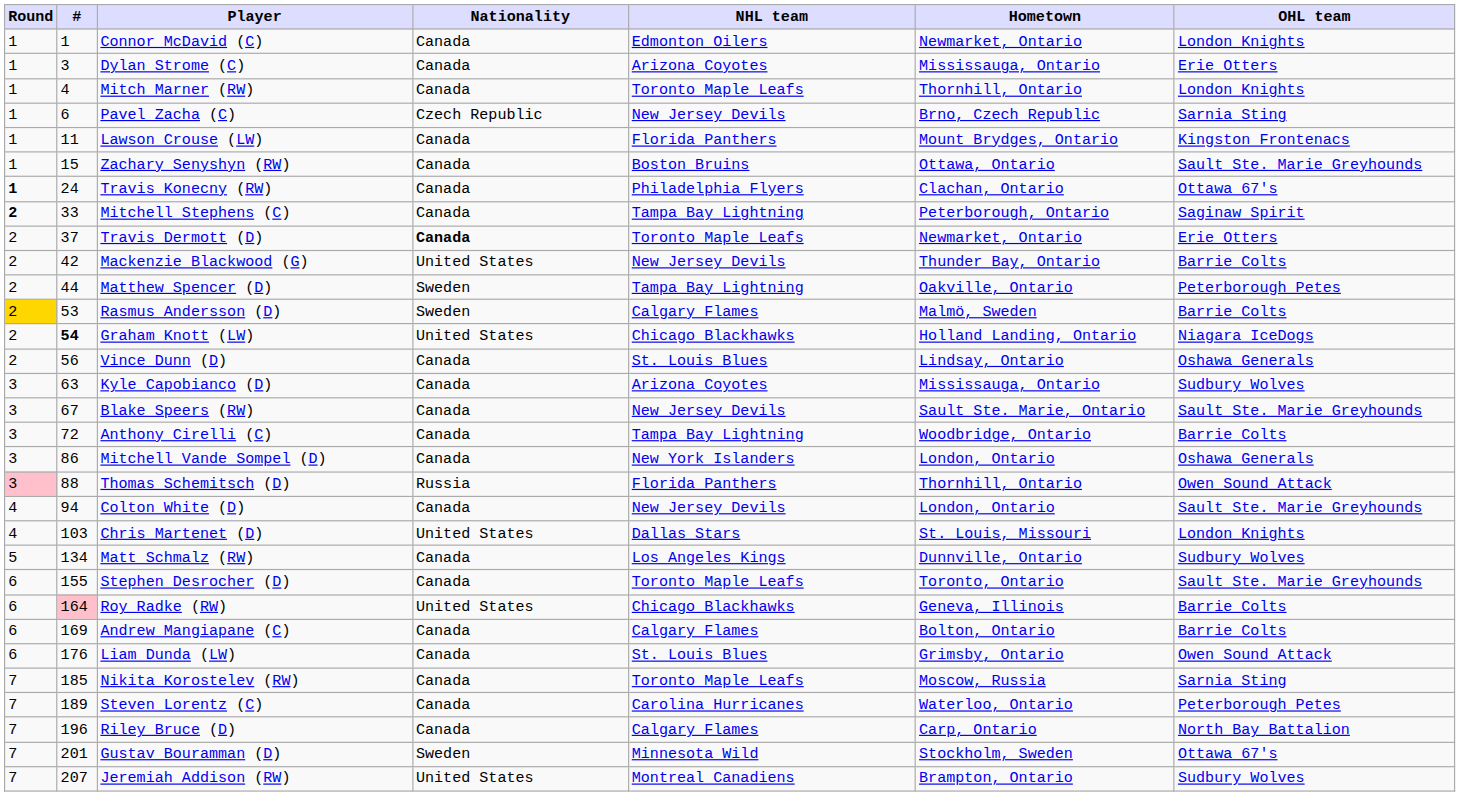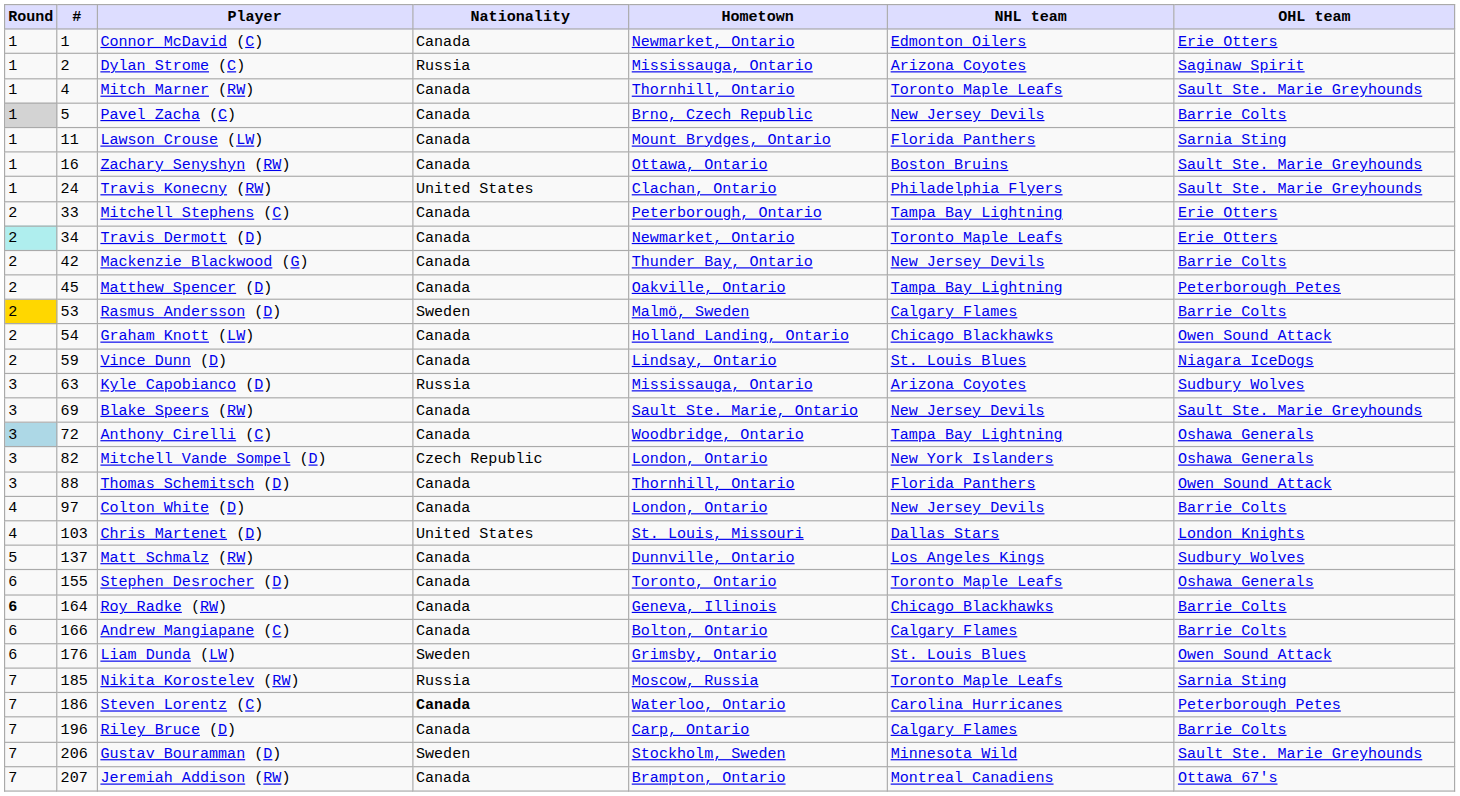columns swapped: (772, 17) <-> (1045, 17)
(1241, 41) London Knights -> (1228, 41) Erie Otters
(65, 66) 3 -> (65, 66) 2
(443, 66) Canada -> (443, 66) Russia
(1228, 66) Erie Otters -> (1241, 66) Saginaw Spirit
(1241, 91) London Knights -> (1300, 91) Sault Ste. Marie Greyhounds
(13, 115) no background -> (13, 115) lightgrey background
(65, 115) 6 -> (65, 115) 5
(479, 115) Czech Republic -> (443, 115) Canada
(1232, 115) Sarnia Sting -> (1232, 115) Barrie Colts
(1264, 140) Kingston Frontenacs -> (1232, 140) Sarnia Sting
(70, 164) 15 -> (70, 164) 16
(13, 189) bold -> (13, 189) normal
(443, 189) Canada -> (475, 189) United States
(1228, 189) Ottawa 67's -> (1300, 189) Sault Ste. Marie Greyhounds
(13, 213) bold -> (13, 213) normal
(1241, 213) Saginaw Spirit -> (1228, 213) Erie Otters
(13, 238) no background -> (13, 238) paleturquoise background
(70, 238) 37 -> (70, 238) 34
(443, 238) bold -> (443, 238) normal
(475, 263) United States -> (443, 263) Canada
(70, 287) 44 -> (70, 287) 45
(443, 287) Sweden -> (443, 287) Canada
(70, 336) bold -> (70, 336) normal
(475, 336) United States -> (443, 336) Canada
(1246, 336) Niagara IceDogs -> (1255, 336) Owen Sound Attack
(70, 361) 56 -> (70, 361) 59
(1246, 361) Oshawa Generals -> (1246, 361) Niagara IceDogs
(443, 386) Canada -> (443, 386) Russia
(70, 410) 67 -> (70, 410) 69
(13, 435) no background -> (13, 435) lightblue background
(1232, 435) Barrie Colts -> (1246, 435) Oshawa Generals
(70, 459) 86 -> (70, 459) 82
(443, 459) Canada -> (479, 459) Czech Republic
(13, 484) pink background -> (13, 484) no background
(443, 484) Russia -> (443, 484) Canada
(70, 508) 94 -> (70, 508) 97
(1300, 508) Sault Ste. Marie Greyhounds -> (1232, 508) Barrie Colts
(74, 558) 134 -> (74, 558) 137
(1300, 582) Sault Ste. Marie Greyhounds -> (1246, 582) Oshawa Generals
(13, 607) normal -> (13, 607) bold
(74, 607) pink background -> (74, 607) no background
(475, 607) United States -> (443, 607) Canada
(74, 631) 169 -> (74, 631) 166
(443, 656) Canada -> (443, 656) Sweden
(443, 680) Canada -> (443, 680) Russia
(74, 705) 189 -> (74, 705) 186
(443, 705) normal -> (443, 705) bold
(1264, 730) North Bay Battalion -> (1232, 730) Barrie Colts
(74, 754) 201 -> (74, 754) 206
(1228, 754) Ottawa 67's -> (1300, 754) Sault Ste. Marie Greyhounds
(475, 779) United States -> (443, 779) Canada
(1241, 779) Sudbury Wolves -> (1228, 779) Ottawa 67's
